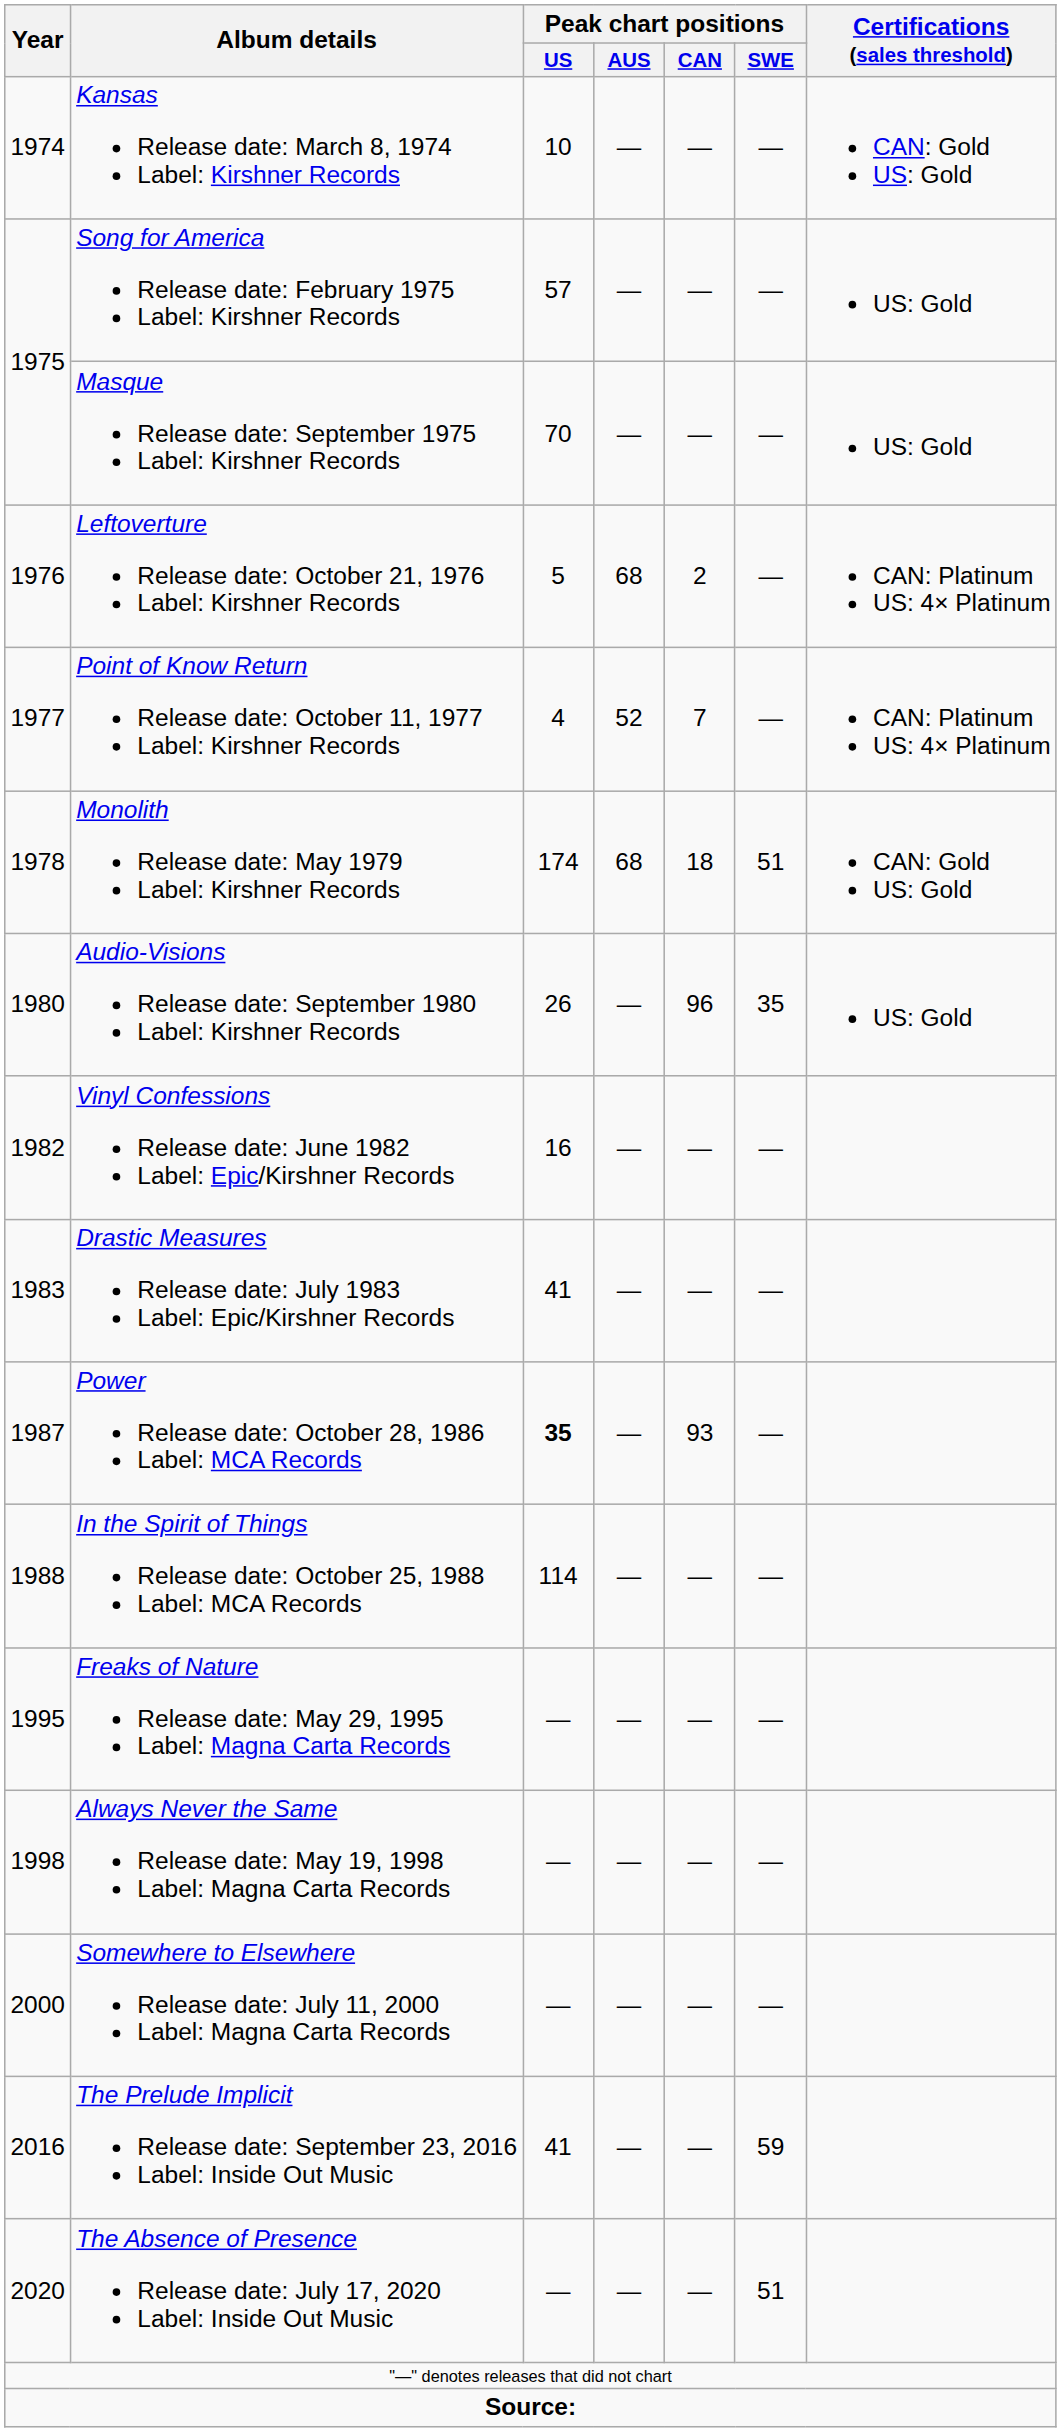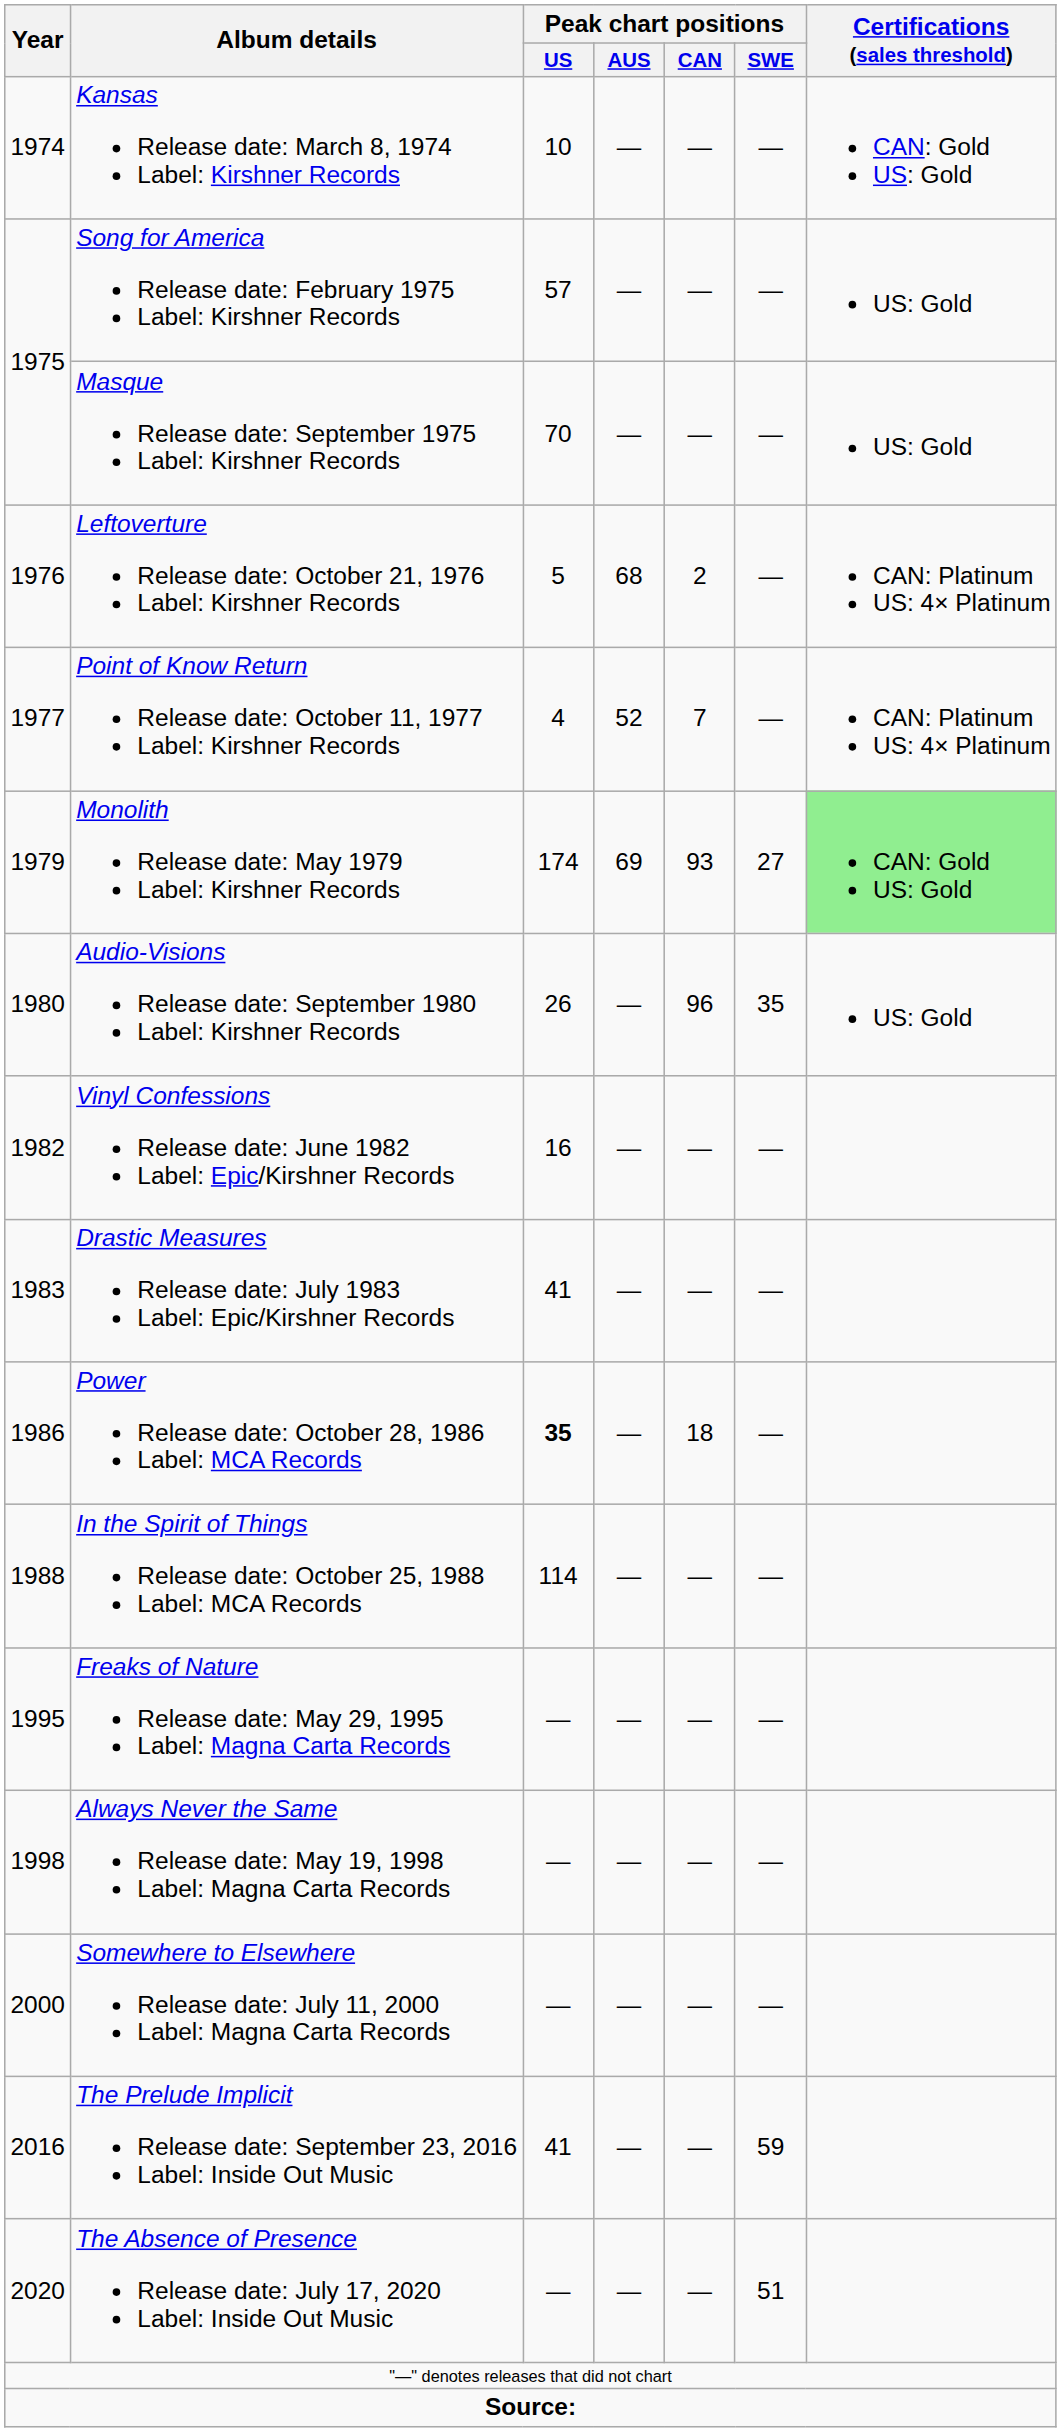(38, 861) 1978 -> (38, 861) 1979
(629, 861) 68 -> (629, 861) 69
(700, 861) 18 -> (700, 861) 93
(771, 861) 51 -> (771, 861) 27
(931, 876) no background -> (931, 876) lightgreen background
(38, 1433) 1987 -> (38, 1433) 1986
(700, 1433) 93 -> (700, 1433) 18
